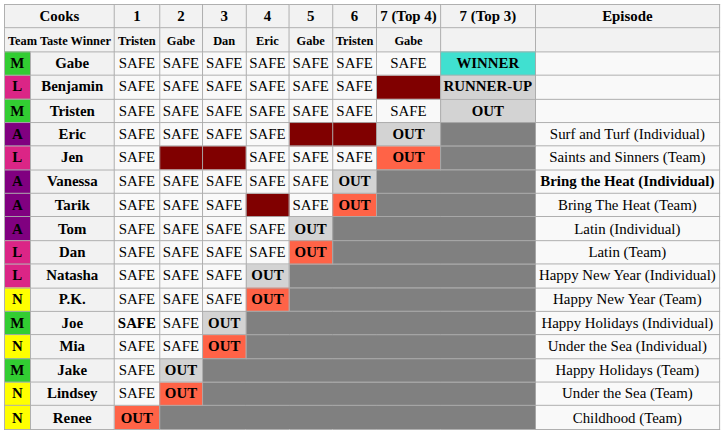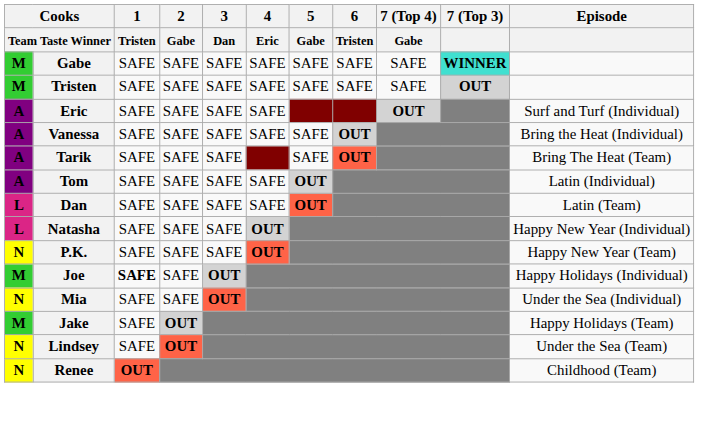- row: (72, 87)
- row: (72, 157)
(627, 181) bold -> (602, 134) normal
